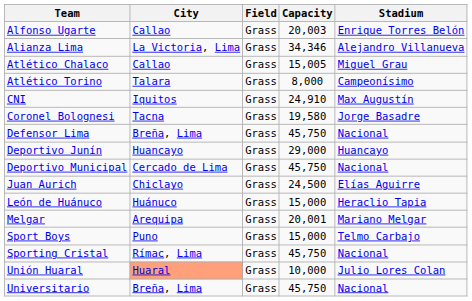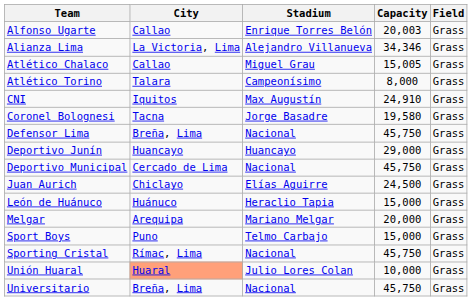columns swapped: (401, 13) <-> (261, 13)
(307, 219) 20,001 -> (402, 219) 20,000
